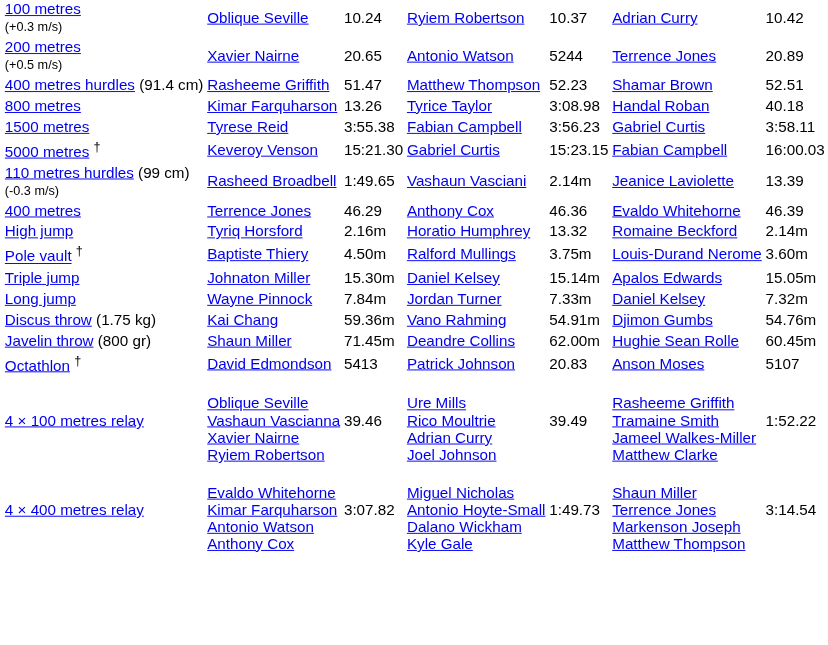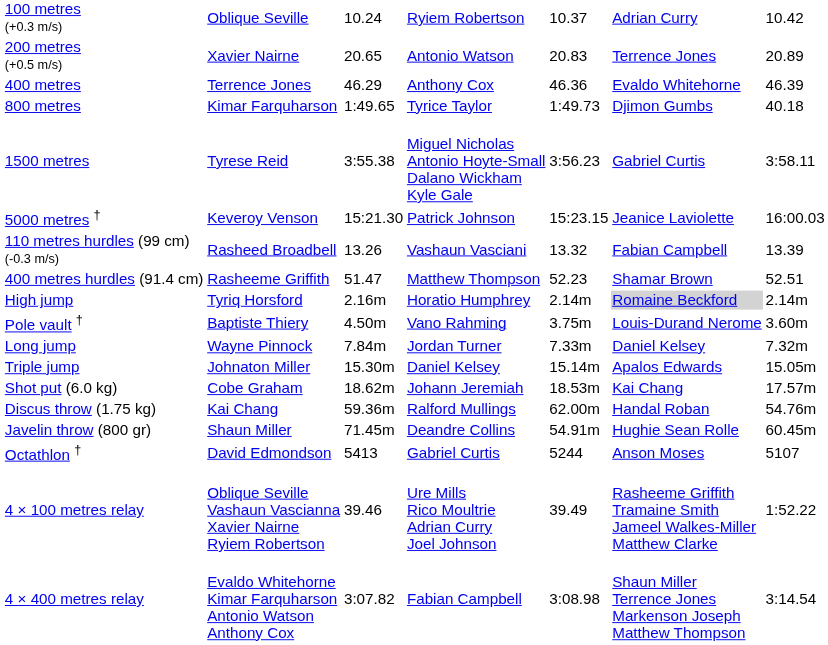(566, 55) 5244 -> (568, 55) 20.83
rows swapped: (43, 211) <-> (104, 85)
(363, 106) 13.26 -> (369, 106) 1:49.65
(575, 106) 3:08.98 -> (575, 106) 1:49.73
(661, 106) Handal Roban -> (662, 106) Djimon Gumbs
(464, 127) Fabian Campbell -> (476, 169) Miguel Nicholas Antonio Hoyte-Small Dalano Wickham Kyle Gale
(453, 150) Gabriel Curtis -> (461, 218) Patrick Johnson
(670, 150) Fabian Campbell -> (673, 218) Jeanice Laviolette
(369, 181) 1:49.65 -> (363, 250) 13.26
(570, 181) 2.14m -> (568, 250) 13.32
(673, 181) Jeanice Laviolette -> (670, 250) Fabian Campbell
(568, 232) 13.32 -> (570, 300) 2.14m
(675, 232) no background -> (675, 300) lightgrey background
(461, 254) Ralford Mullings -> (457, 323) Vano Rahming
rows swapped: (40, 298) <-> (42, 277)
+ row: (61, 388)
(457, 319) Vano Rahming -> (461, 409) Ralford Mullings
(575, 319) 54.91m -> (575, 409) 62.00m
(662, 319) Djimon Gumbs -> (661, 409) Handal Roban
(575, 340) 62.00m -> (575, 429) 54.91m
(461, 363) Patrick Johnson -> (453, 452) Gabriel Curtis
(568, 363) 20.83 -> (566, 452) 5244
(476, 518) Miguel Nicholas Antonio Hoyte-Small Dalano Wickham Kyle Gale -> (464, 599) Fabian Campbell
(575, 510) 1:49.73 -> (575, 599) 3:08.98
